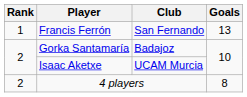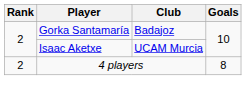- row: (75, 30)
